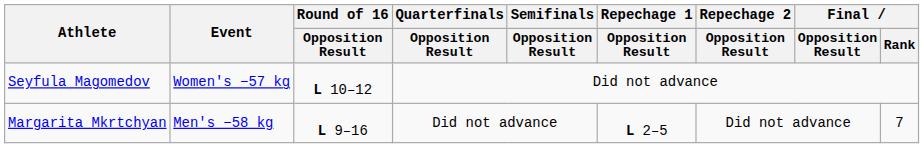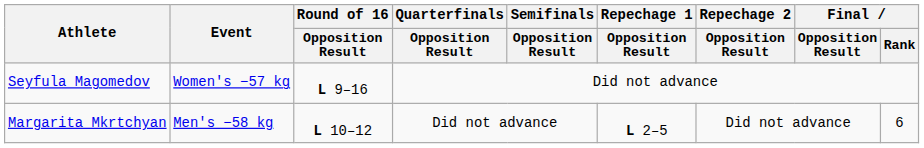(343, 91) L 10–12 -> (343, 91) L 9–16
(343, 131) L 9–16 -> (343, 131) L 10–12
(900, 123) 7 -> (900, 123) 6
